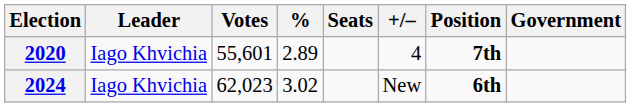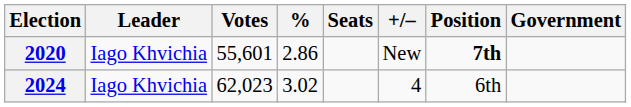(300, 53) 2.89 -> (300, 53) 2.86
(416, 53) 4 -> (402, 53) New
(402, 85) New -> (416, 85) 4
(487, 85) bold -> (488, 85) normal
